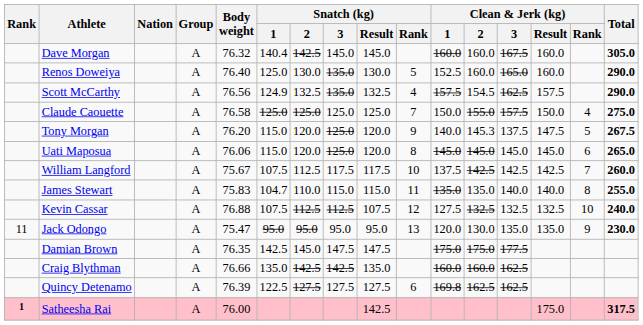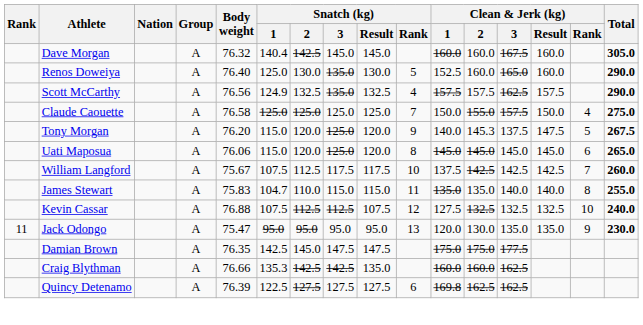(481, 92) 154.5 -> (481, 92) 157.5
(273, 268) 135.0 -> (273, 268) 135.3
- row: (76, 309)
